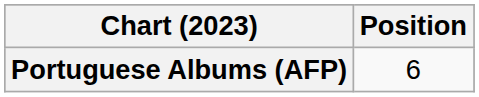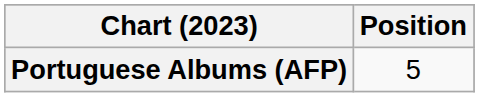(413, 69) 6 -> (413, 69) 5
